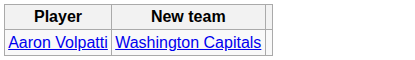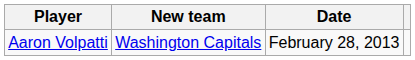+ column: (334, 17)
